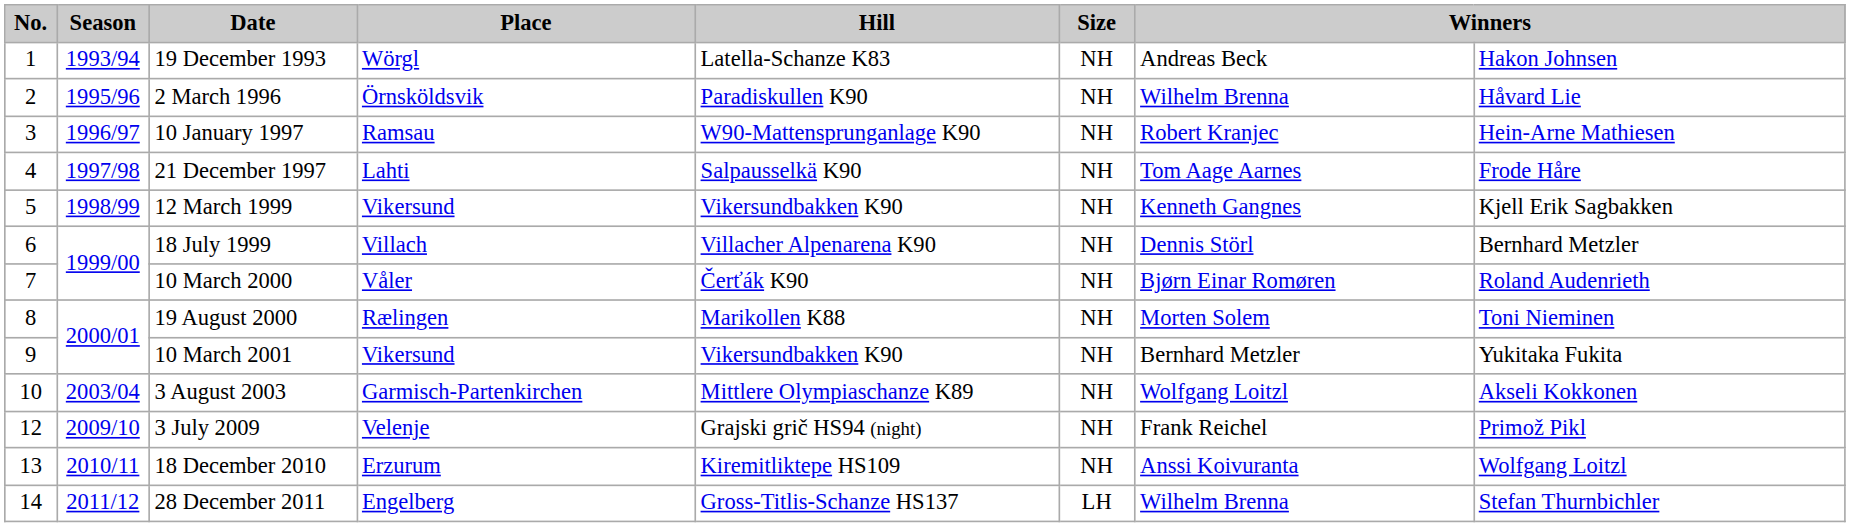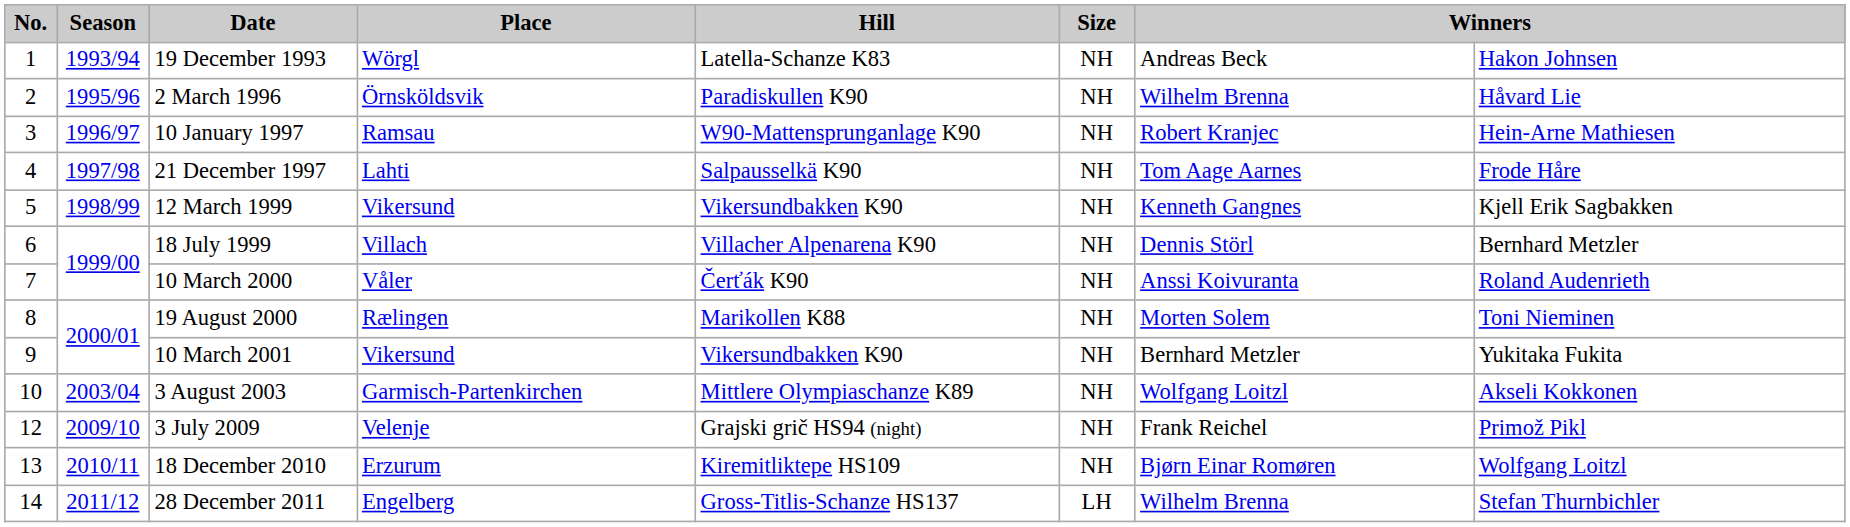(1238, 280) Bjørn Einar Romøren -> (1219, 280) Anssi Koivuranta
(1219, 465) Anssi Koivuranta -> (1238, 465) Bjørn Einar Romøren
